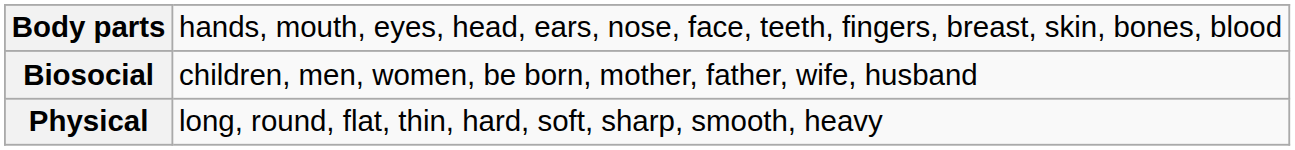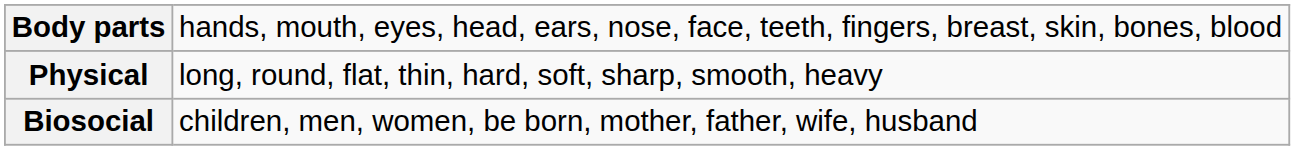rows swapped: (89, 121) <-> (89, 74)
